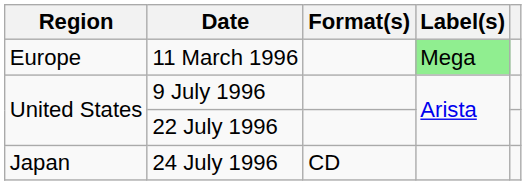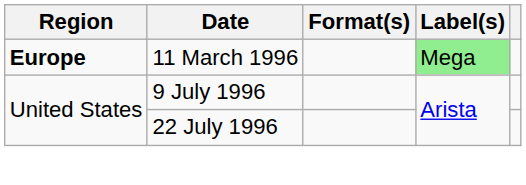(45, 57) normal -> (48, 57) bold
- row: (215, 162)
